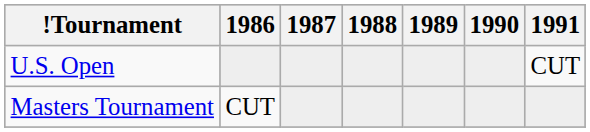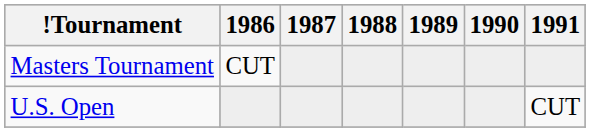rows swapped: (112, 106) <-> (62, 65)
